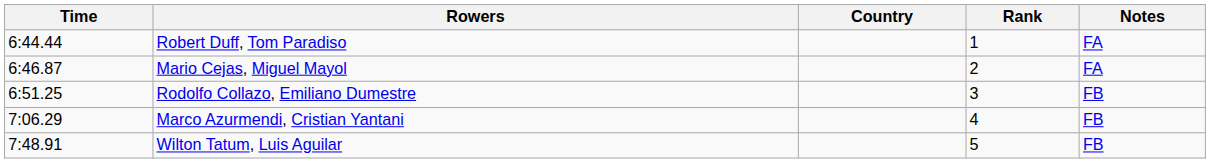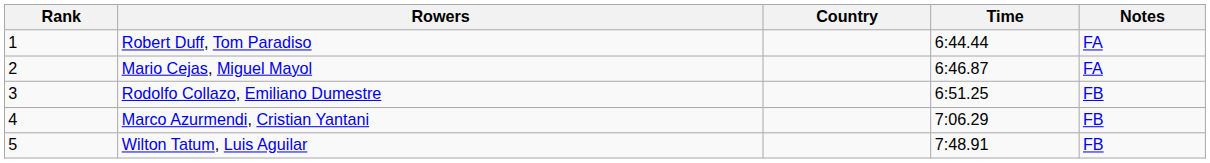columns swapped: (1023, 17) <-> (79, 17)
